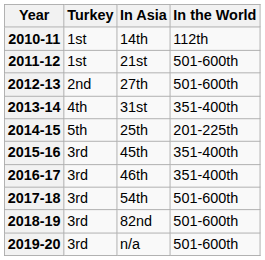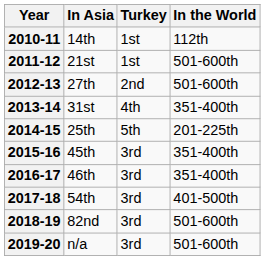columns swapped: (90, 15) <-> (143, 15)
(206, 198) 501-600th -> (206, 198) 401-500th
